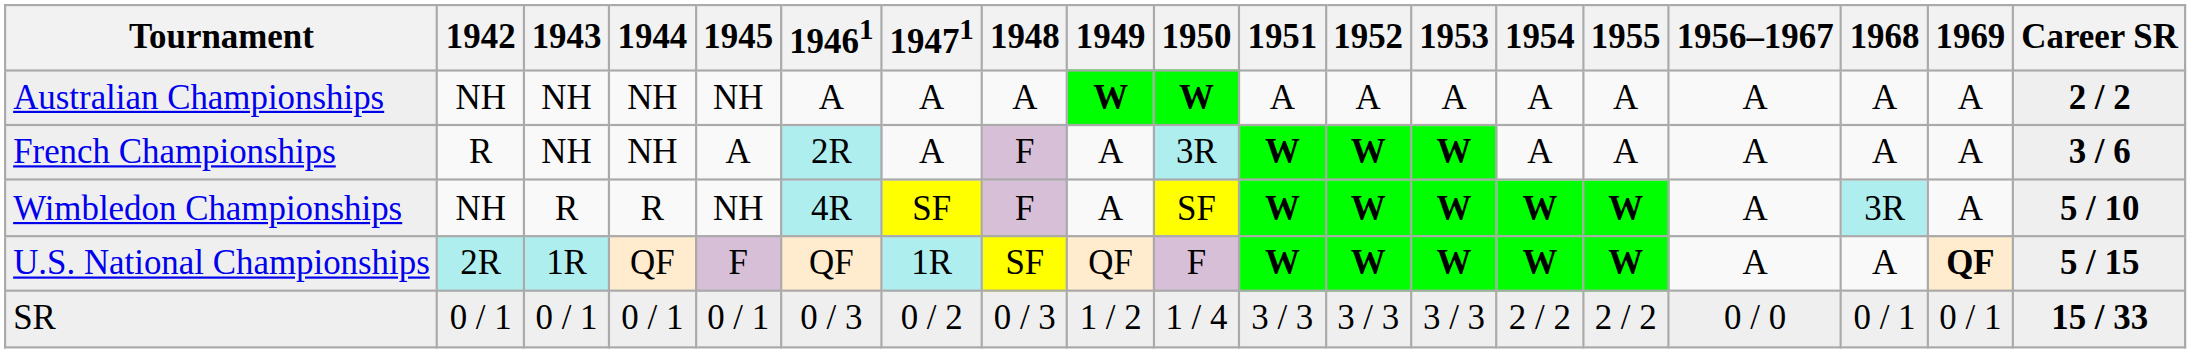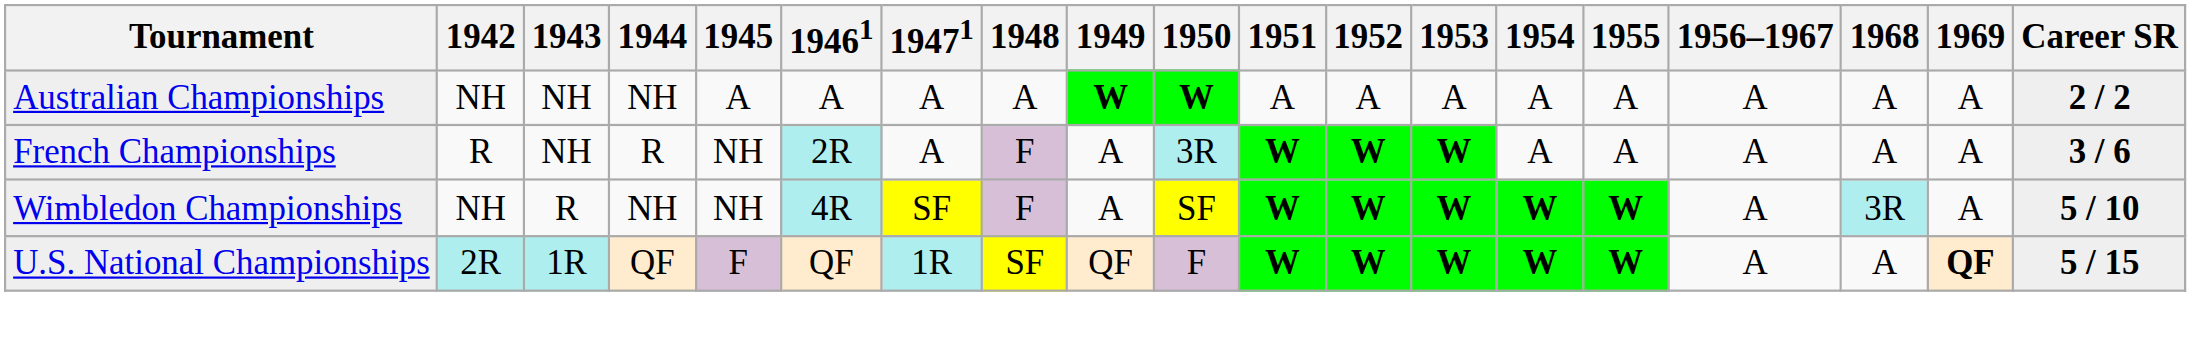(738, 96) NH -> (738, 96) A
(652, 152) NH -> (652, 152) R
(738, 152) A -> (738, 152) NH
(652, 207) R -> (652, 207) NH
- row: (34, 318)
